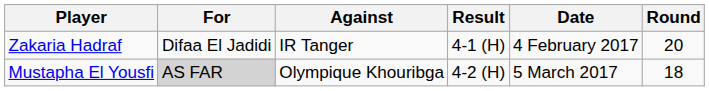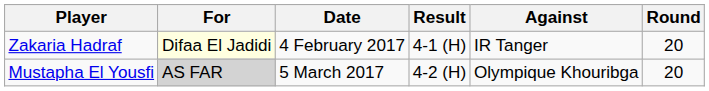columns swapped: (362, 18) <-> (576, 18)
(217, 45) no background -> (217, 45) lightyellow background
(674, 72) 18 -> (674, 72) 20
